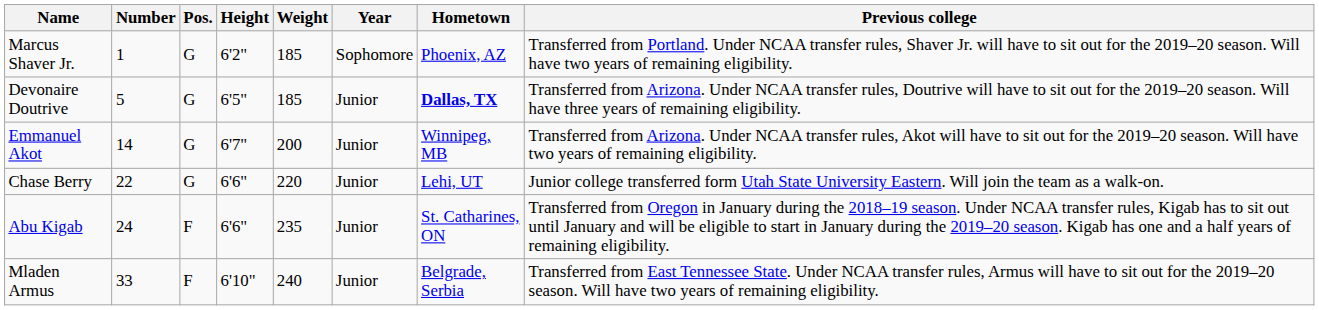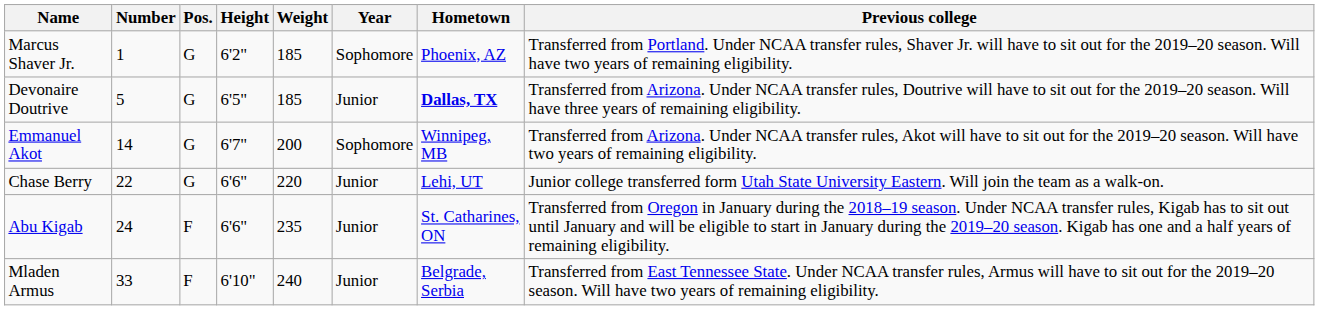(357, 145) Junior -> (375, 145) Sophomore
